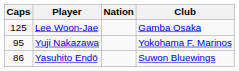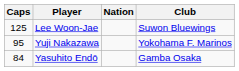(170, 27) Gamba Osaka -> (177, 27) Suwon Bluewings
(18, 58) 86 -> (18, 58) 84
(177, 58) Suwon Bluewings -> (170, 58) Gamba Osaka
